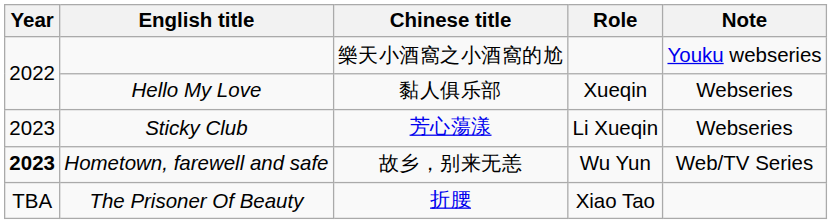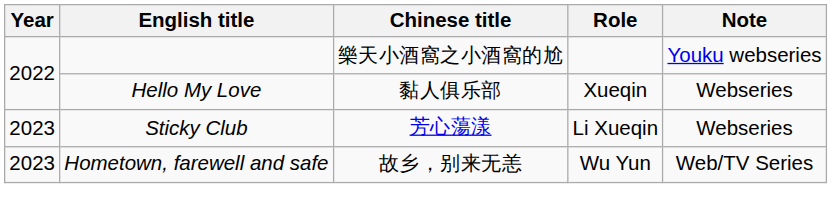(32, 164) bold -> (32, 164) normal
- row: (196, 200)
